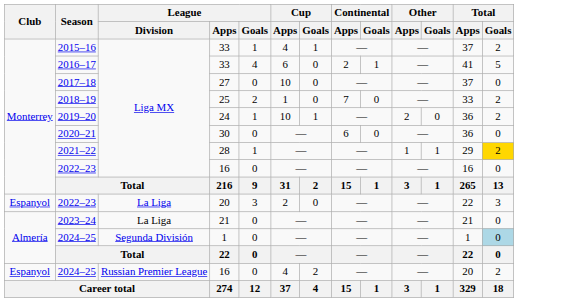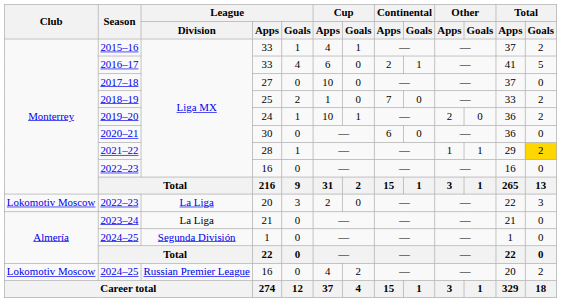(30, 202) Espanyol -> (51, 202) Lokomotiv Moscow
(498, 237) lightblue background -> (541, 237) no background
(30, 271) Espanyol -> (51, 271) Lokomotiv Moscow
